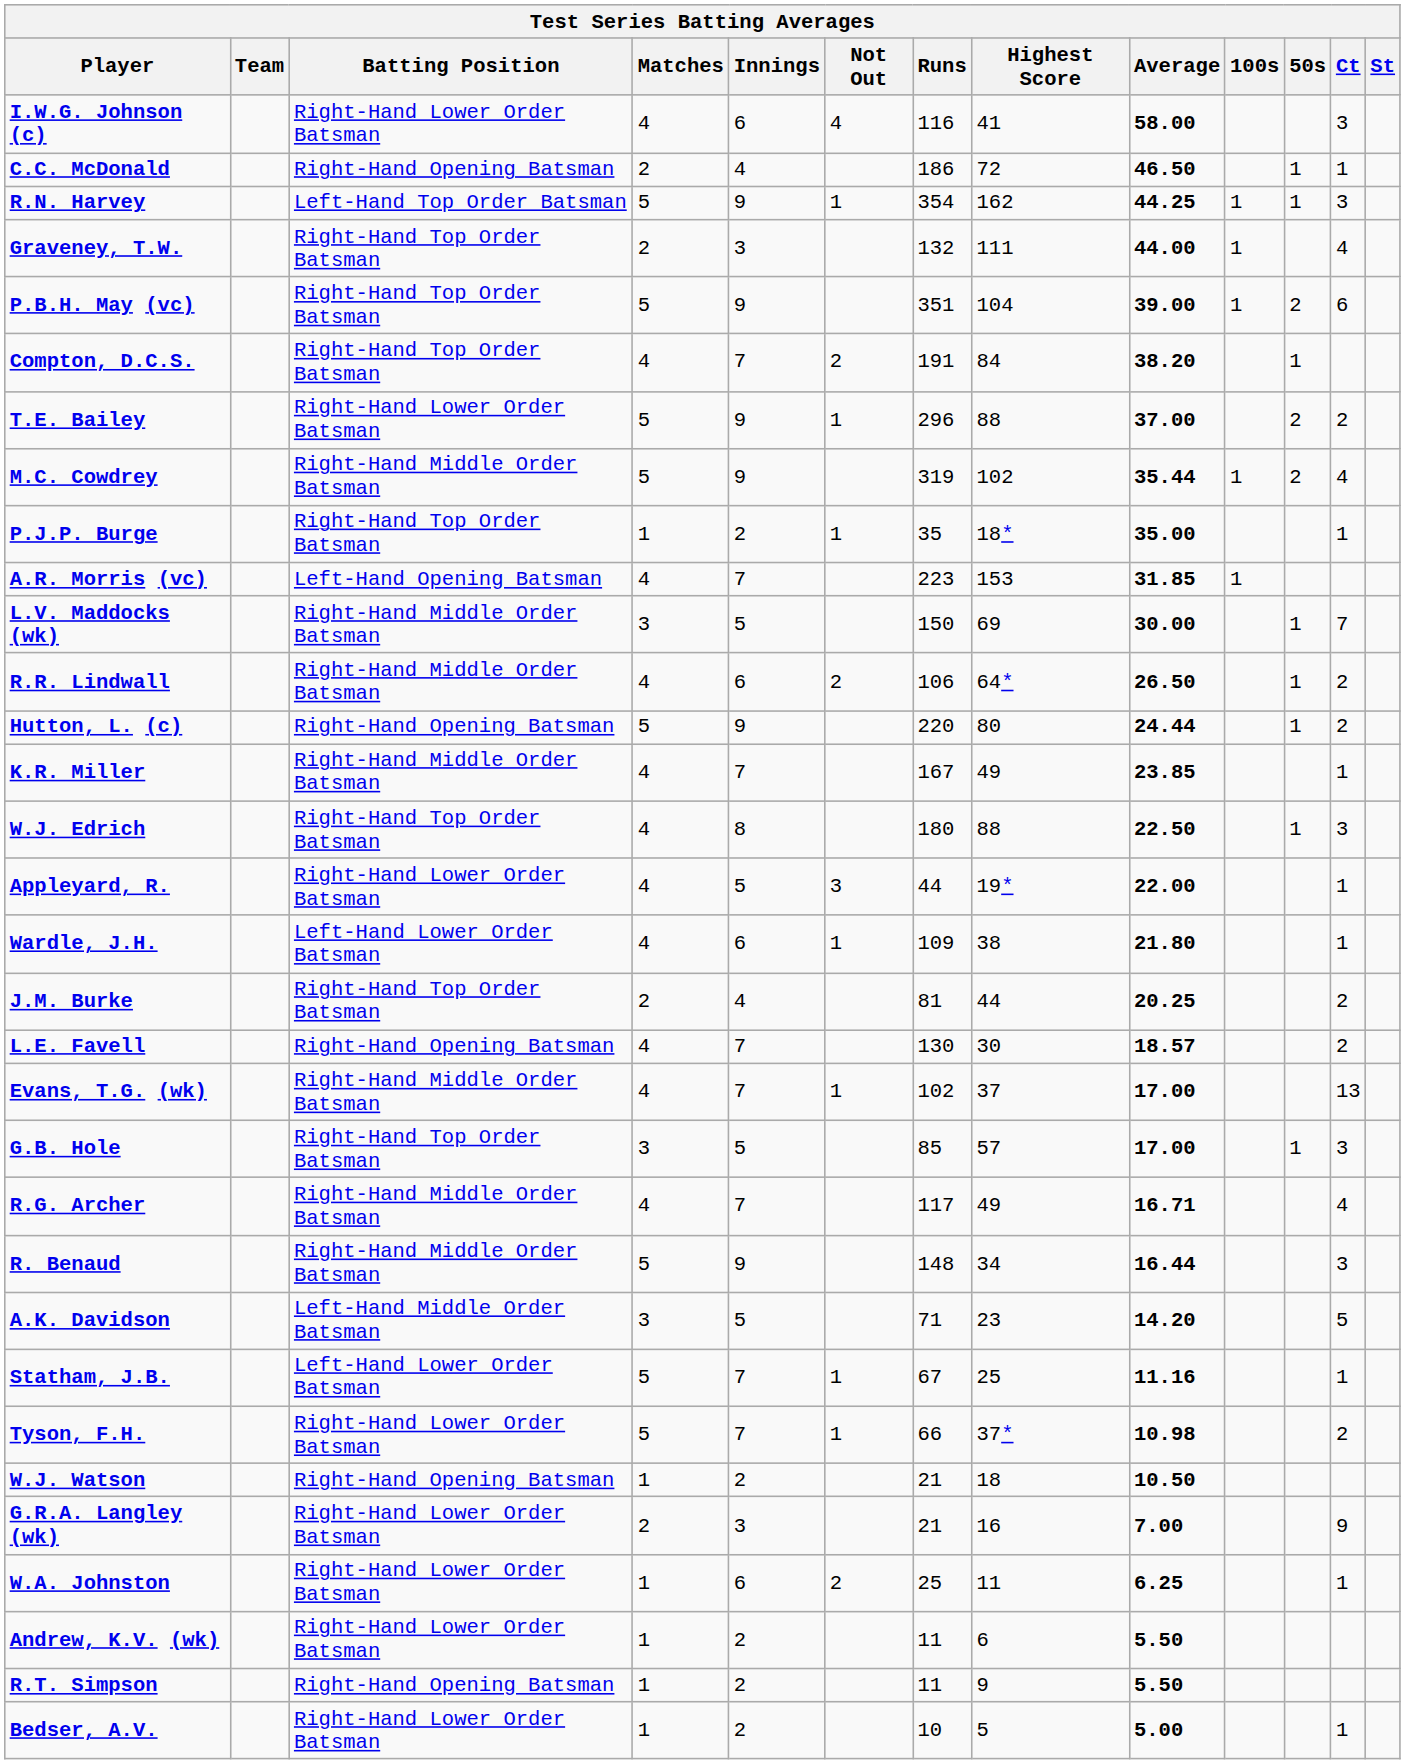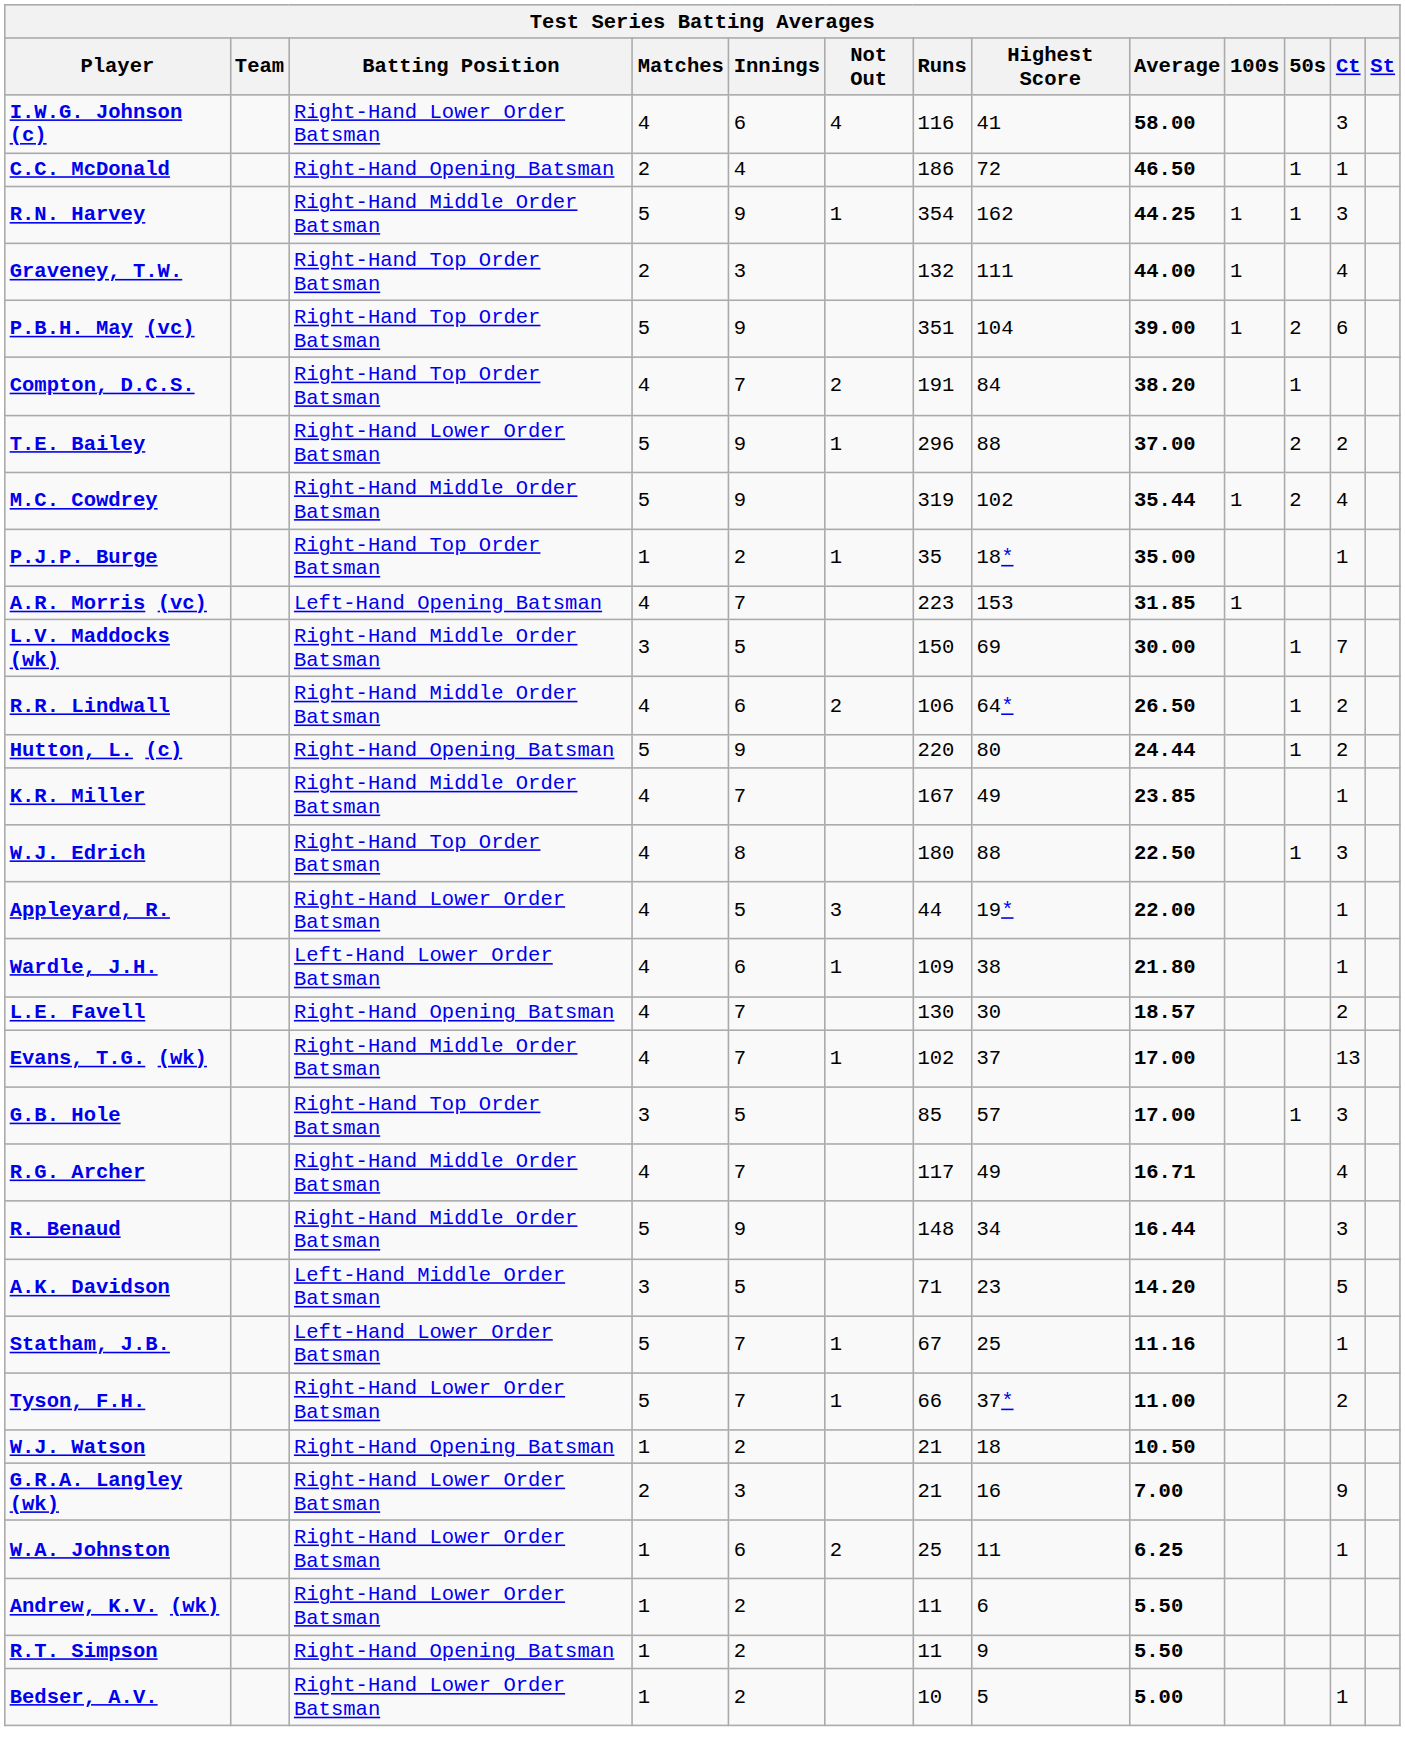(460, 203) Left-Hand Top Order Batsman -> (436, 215) Right-Hand Middle Order Batsman
- row: (71, 1001)
(1165, 1435) 10.98 -> (1165, 1401) 11.00
